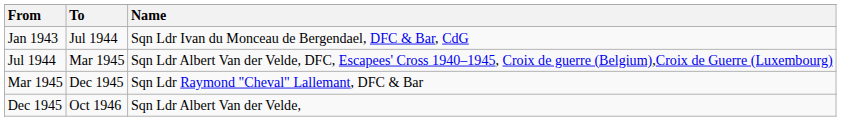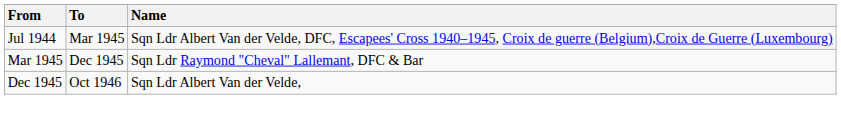- row: (33, 37)
